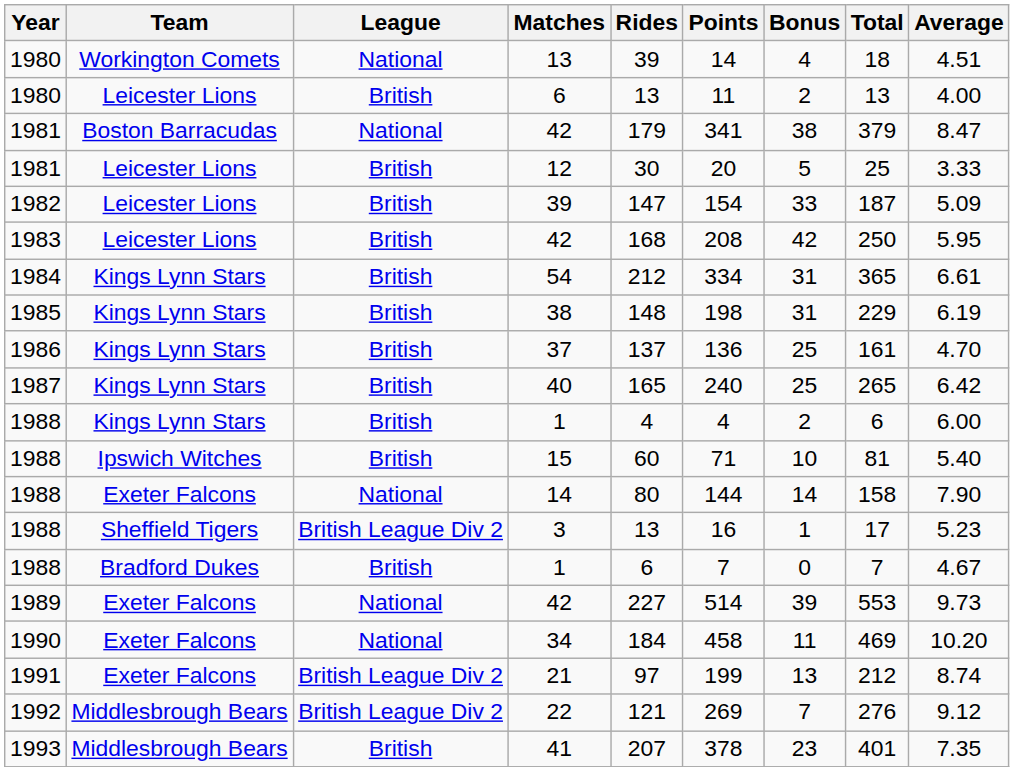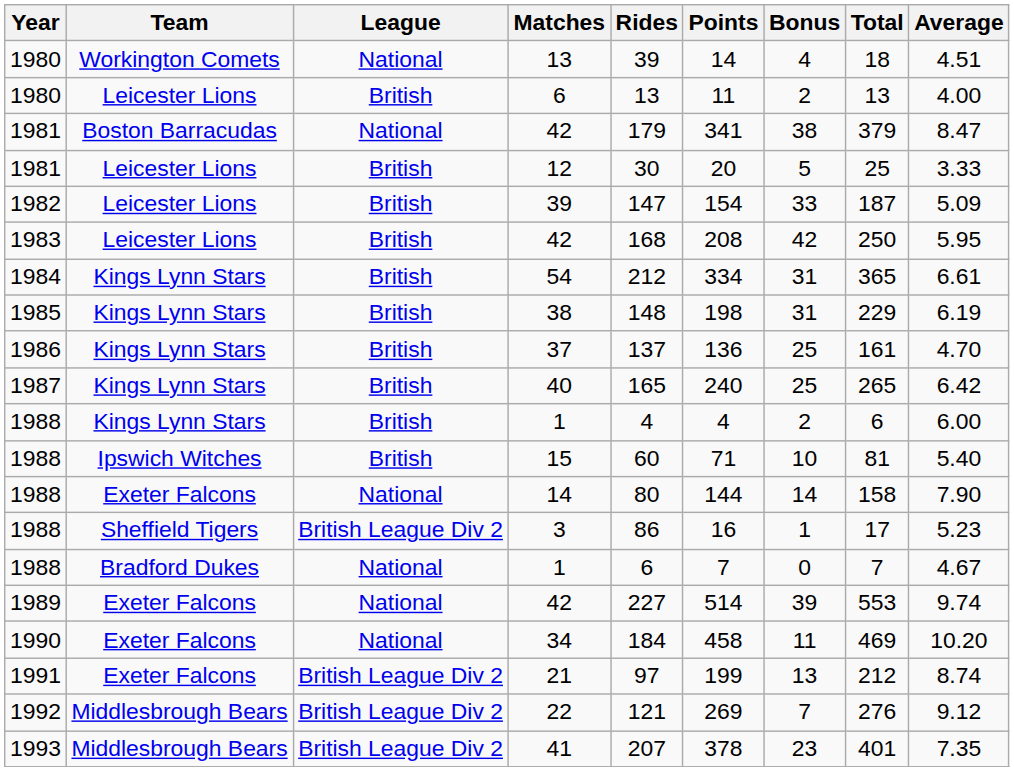(647, 530) 13 -> (647, 530) 86
(401, 566) British -> (401, 566) National
(959, 603) 9.73 -> (959, 603) 9.74
(401, 748) British -> (401, 748) British League Div 2
